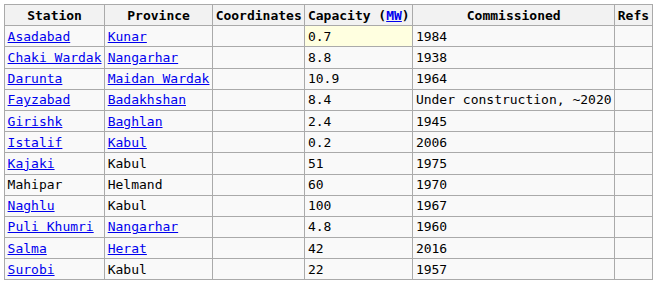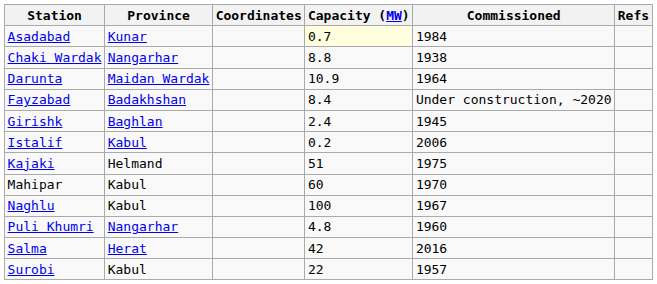(127, 163) Kabul -> (135, 163) Helmand
(135, 185) Helmand -> (127, 185) Kabul
